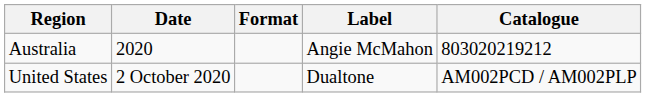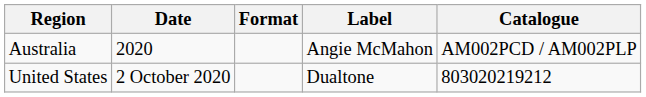(497, 48) 803020219212 -> (539, 48) AM002PCD / AM002PLP
(539, 77) AM002PCD / AM002PLP -> (497, 77) 803020219212
